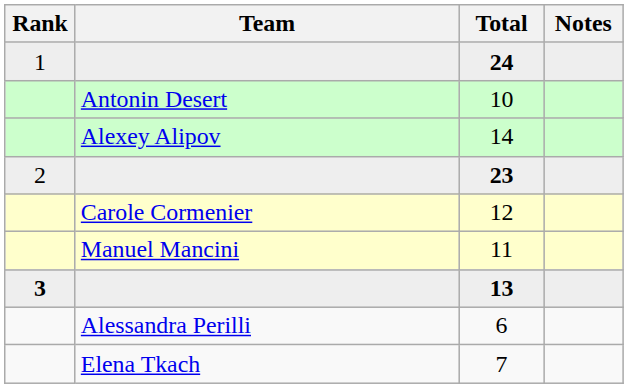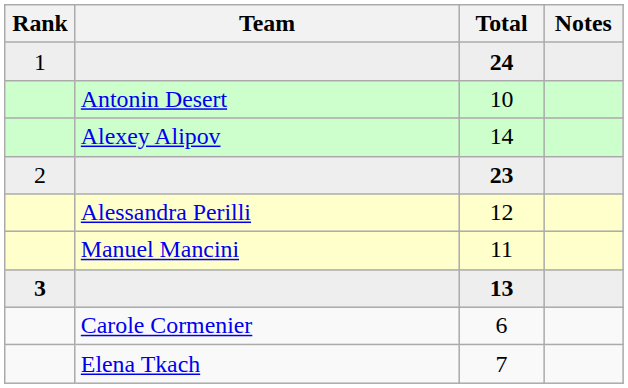(167, 212) Carole Cormenier -> (166, 212) Alessandra Perilli
(166, 325) Alessandra Perilli -> (167, 325) Carole Cormenier
